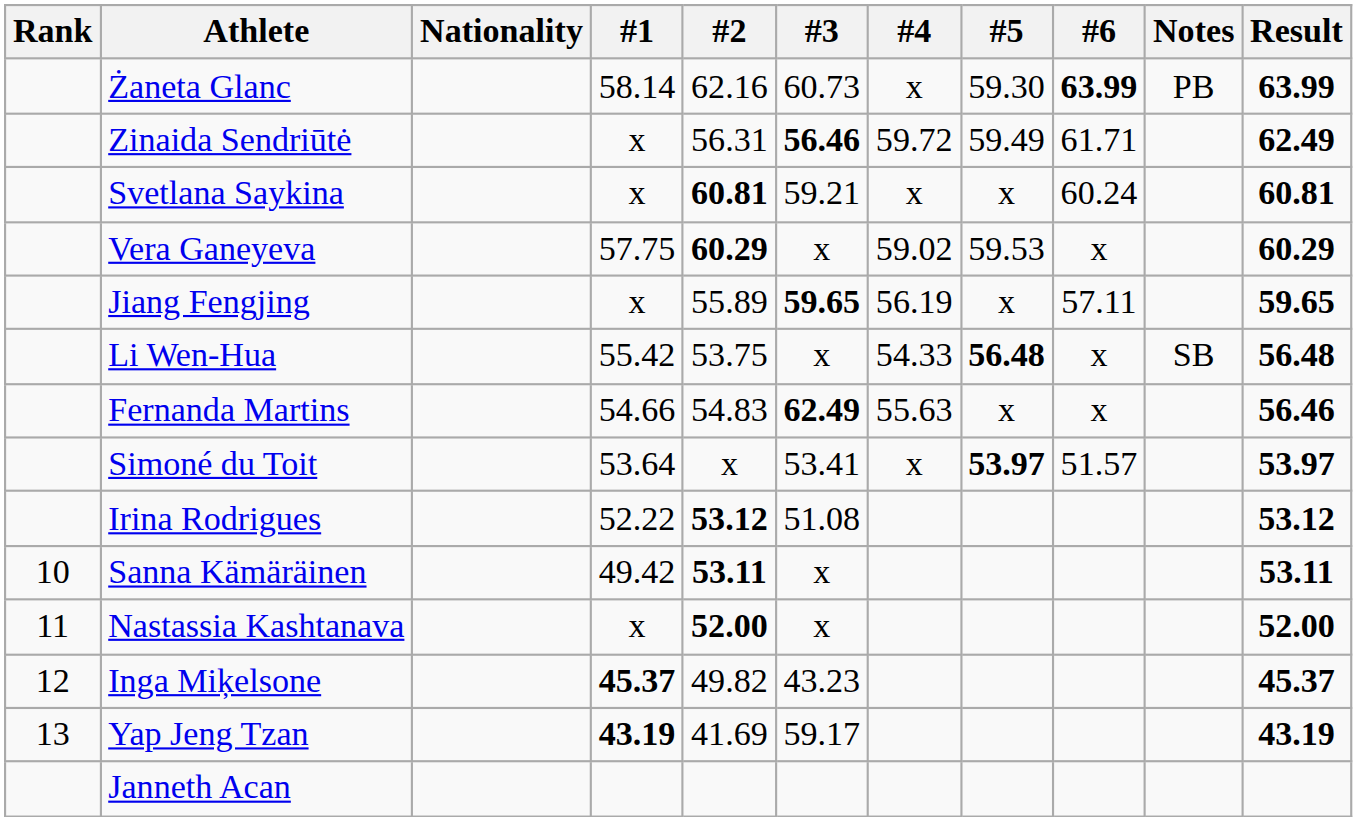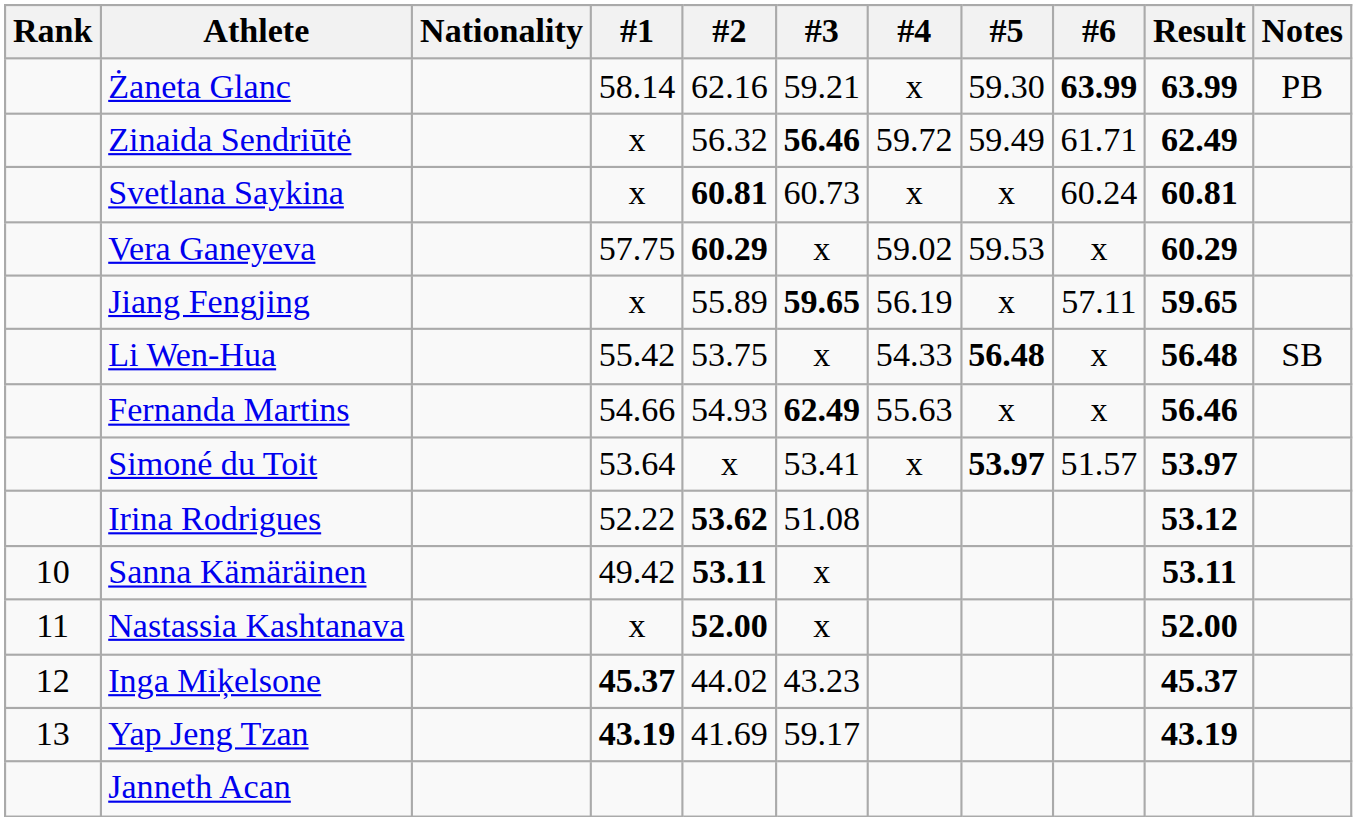columns swapped: (1297, 31) <-> (1194, 31)
(822, 85) 60.73 -> (822, 85) 59.21
(729, 139) 56.31 -> (729, 139) 56.32
(822, 193) 59.21 -> (822, 193) 60.73
(729, 409) 54.83 -> (729, 409) 54.93
(729, 517) 53.12 -> (729, 517) 53.62
(729, 680) 49.82 -> (729, 680) 44.02
